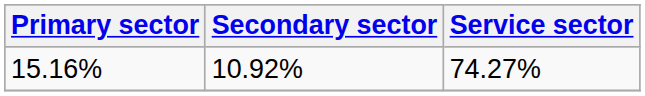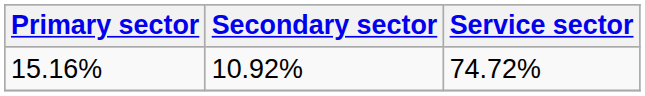(495, 68) 74.27% -> (495, 68) 74.72%
